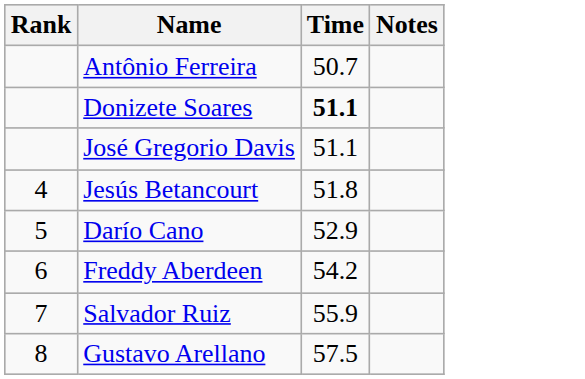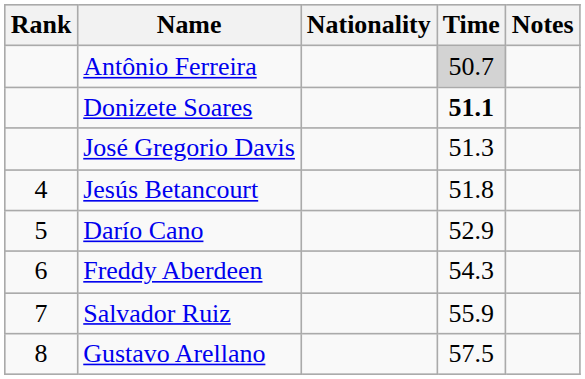+ column: (369, 25)
(335, 66) no background -> (471, 66) lightgrey background
(335, 148) 51.1 -> (471, 148) 51.3
(335, 271) 54.2 -> (471, 271) 54.3
